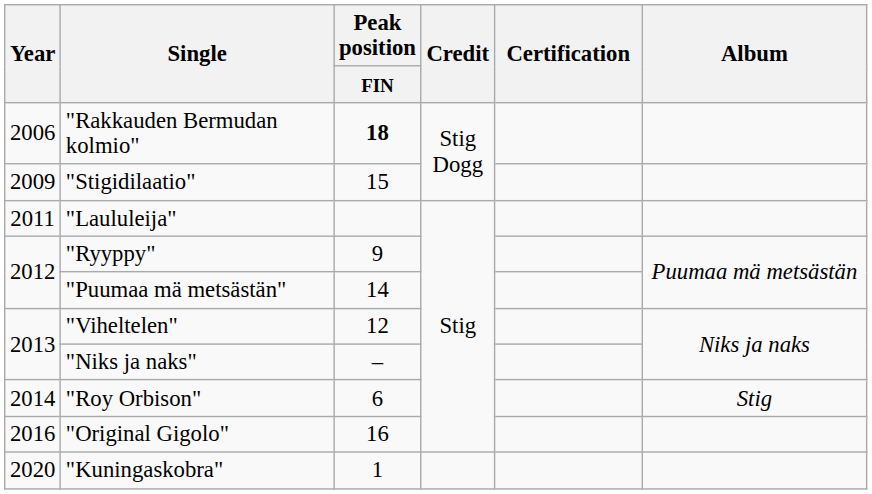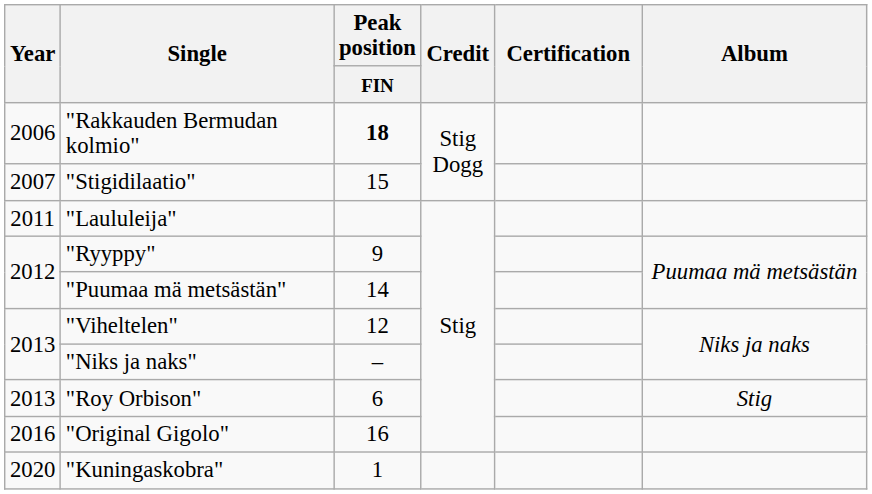(33, 181) 2009 -> (33, 181) 2007
(33, 397) 2014 -> (33, 397) 2013
